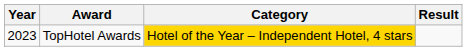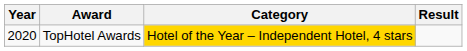(22, 35) 2023 -> (22, 35) 2020
